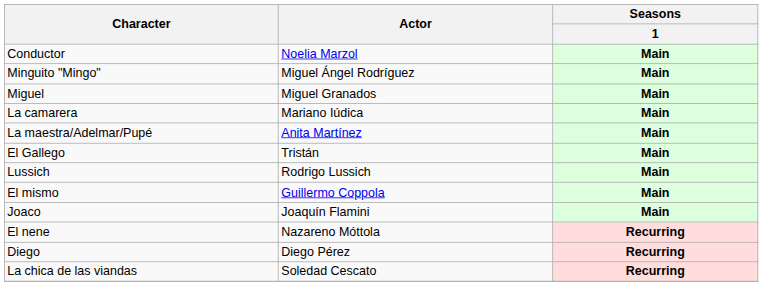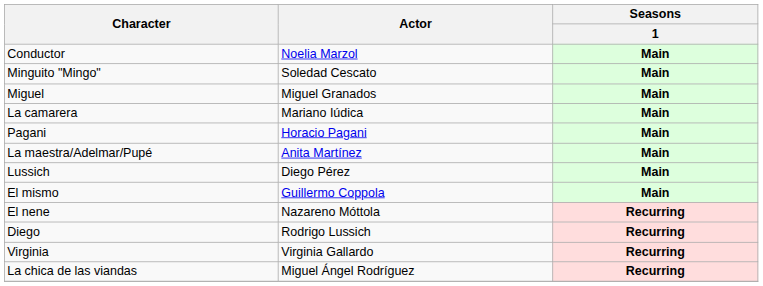(348, 73) Miguel Ángel Rodríguez -> (329, 73) Soledad Cescato
+ row: (27, 133)
- row: (36, 152)
(326, 172) Rodrigo Lussich -> (316, 172) Diego Pérez
- row: (24, 212)
(316, 251) Diego Pérez -> (326, 232) Rodrigo Lussich
+ row: (28, 251)
(329, 271) Soledad Cescato -> (348, 271) Miguel Ángel Rodríguez
